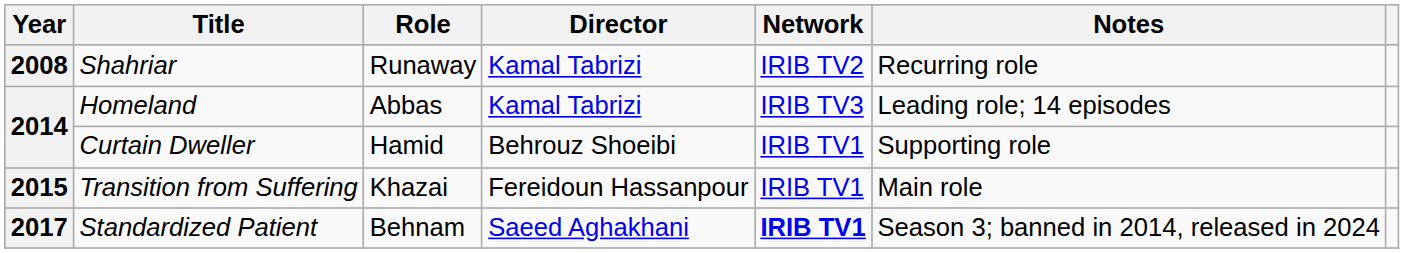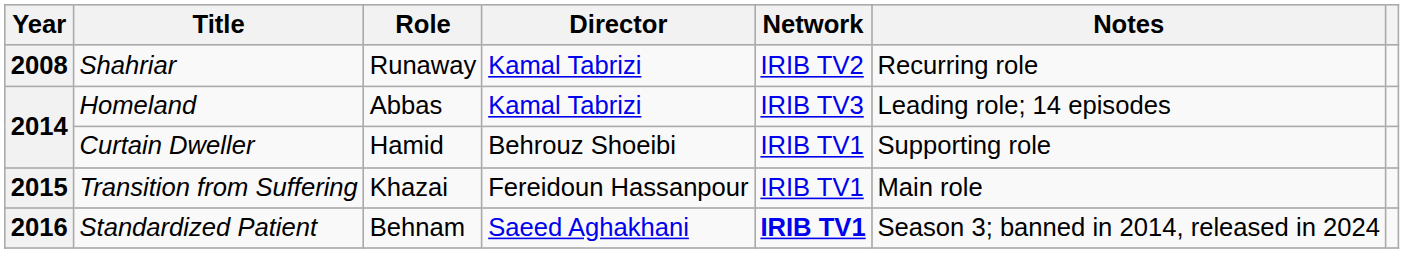(39, 227) 2017 -> (39, 227) 2016
